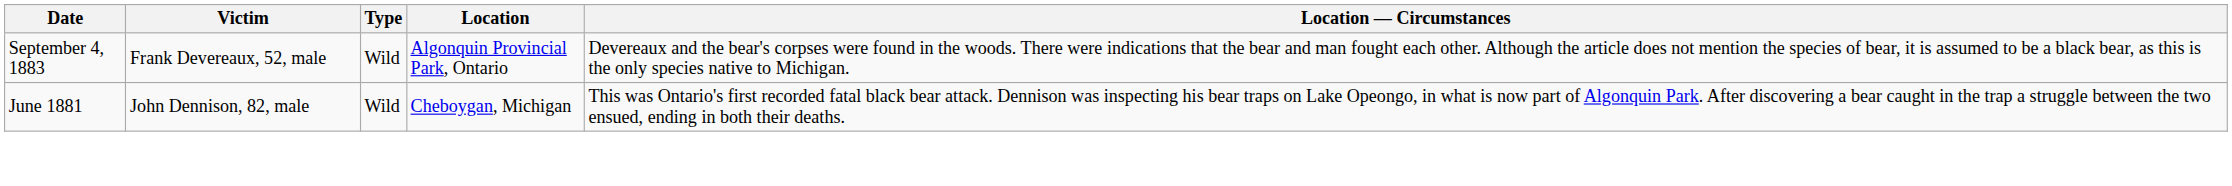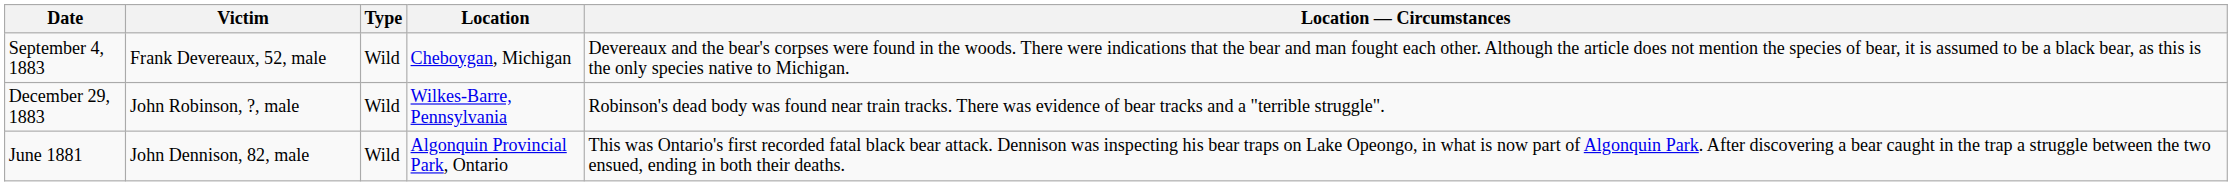(489, 57) Algonquin Provincial Park, Ontario -> (491, 57) Cheboygan, Michigan
+ row: (59, 106)
(491, 106) Cheboygan, Michigan -> (489, 155) Algonquin Provincial Park, Ontario
